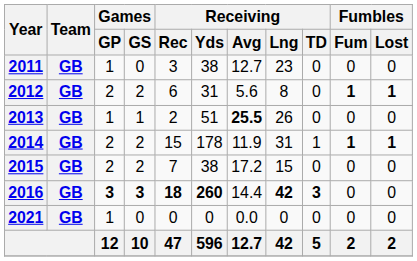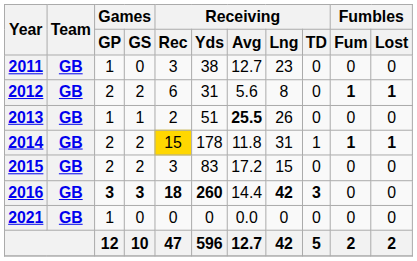(173, 142) no background -> (173, 142) gold background
(247, 142) 11.9 -> (247, 142) 11.8
(173, 167) 7 -> (173, 167) 3
(209, 167) 38 -> (209, 167) 83
